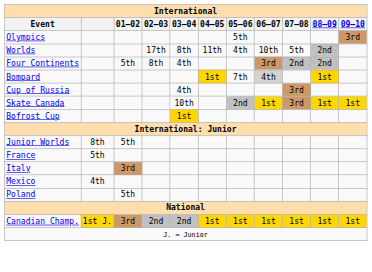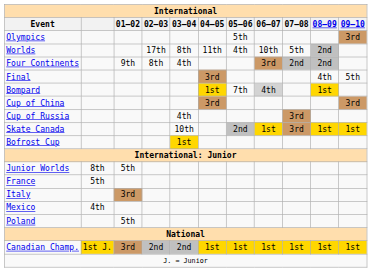(128, 63) 5th -> (128, 63) 9th
+ row: (18, 77)
+ row: (35, 103)
